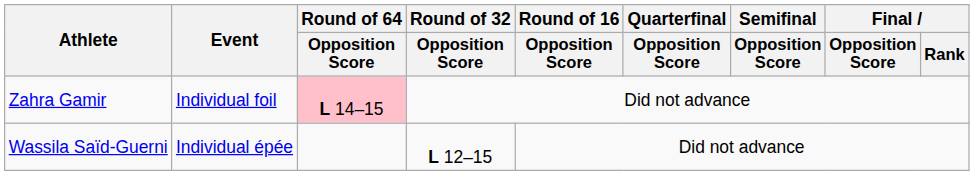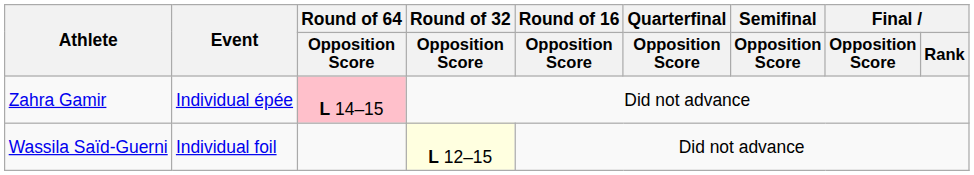(226, 100) Individual foil -> (234, 100) Individual épée
(234, 147) Individual épée -> (226, 147) Individual foil
(460, 157) no background -> (460, 157) lightyellow background
